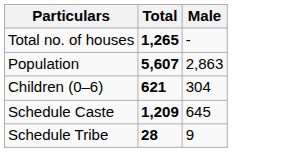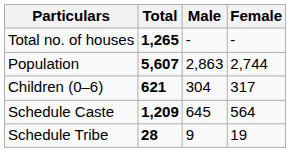+ column: (256, 16)
